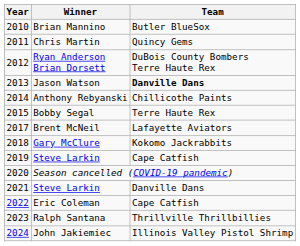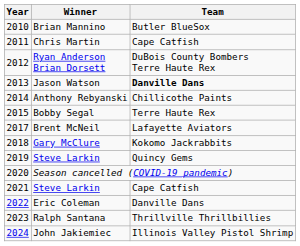(163, 42) Quincy Gems -> (165, 42) Cape Catfish
(165, 158) Cape Catfish -> (163, 158) Quincy Gems
(168, 188) Danville Dans -> (165, 188) Cape Catfish
(165, 203) Cape Catfish -> (168, 203) Danville Dans
